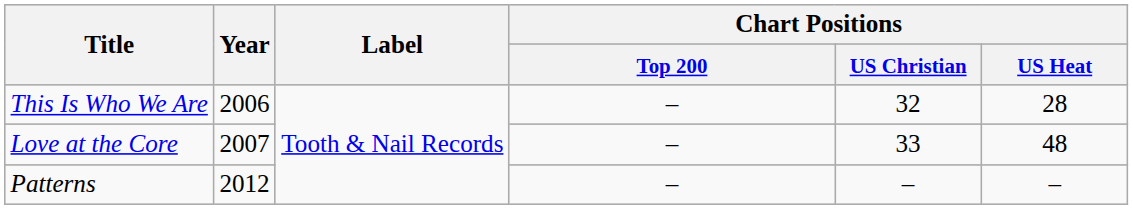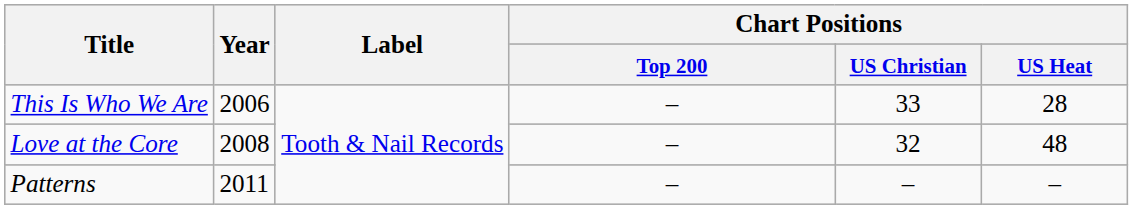(908, 104) 32 -> (908, 104) 33
(245, 143) 2007 -> (245, 143) 2008
(908, 143) 33 -> (908, 143) 32
(245, 183) 2012 -> (244, 183) 2011
